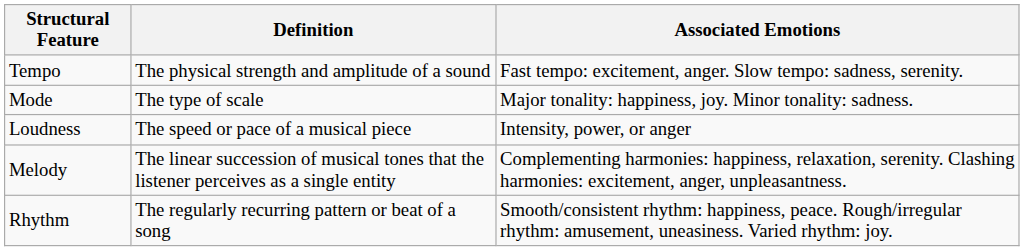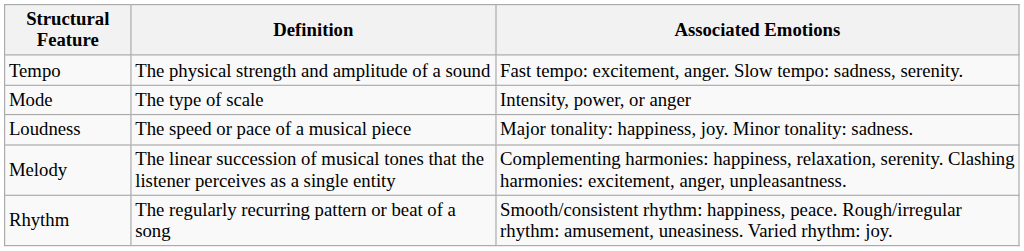(707, 99) Major tonality: happiness, joy. Minor tonality: sadness. -> (596, 99) Intensity, power, or anger
(596, 129) Intensity, power, or anger -> (707, 129) Major tonality: happiness, joy. Minor tonality: sadness.
